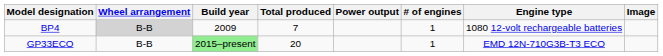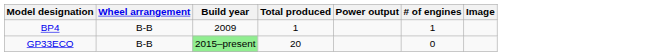- column: (544, 12)
(144, 28) lightgrey background -> (144, 28) no background
(296, 28) 7 -> (296, 28) 1
(432, 43) 1 -> (432, 43) 0
